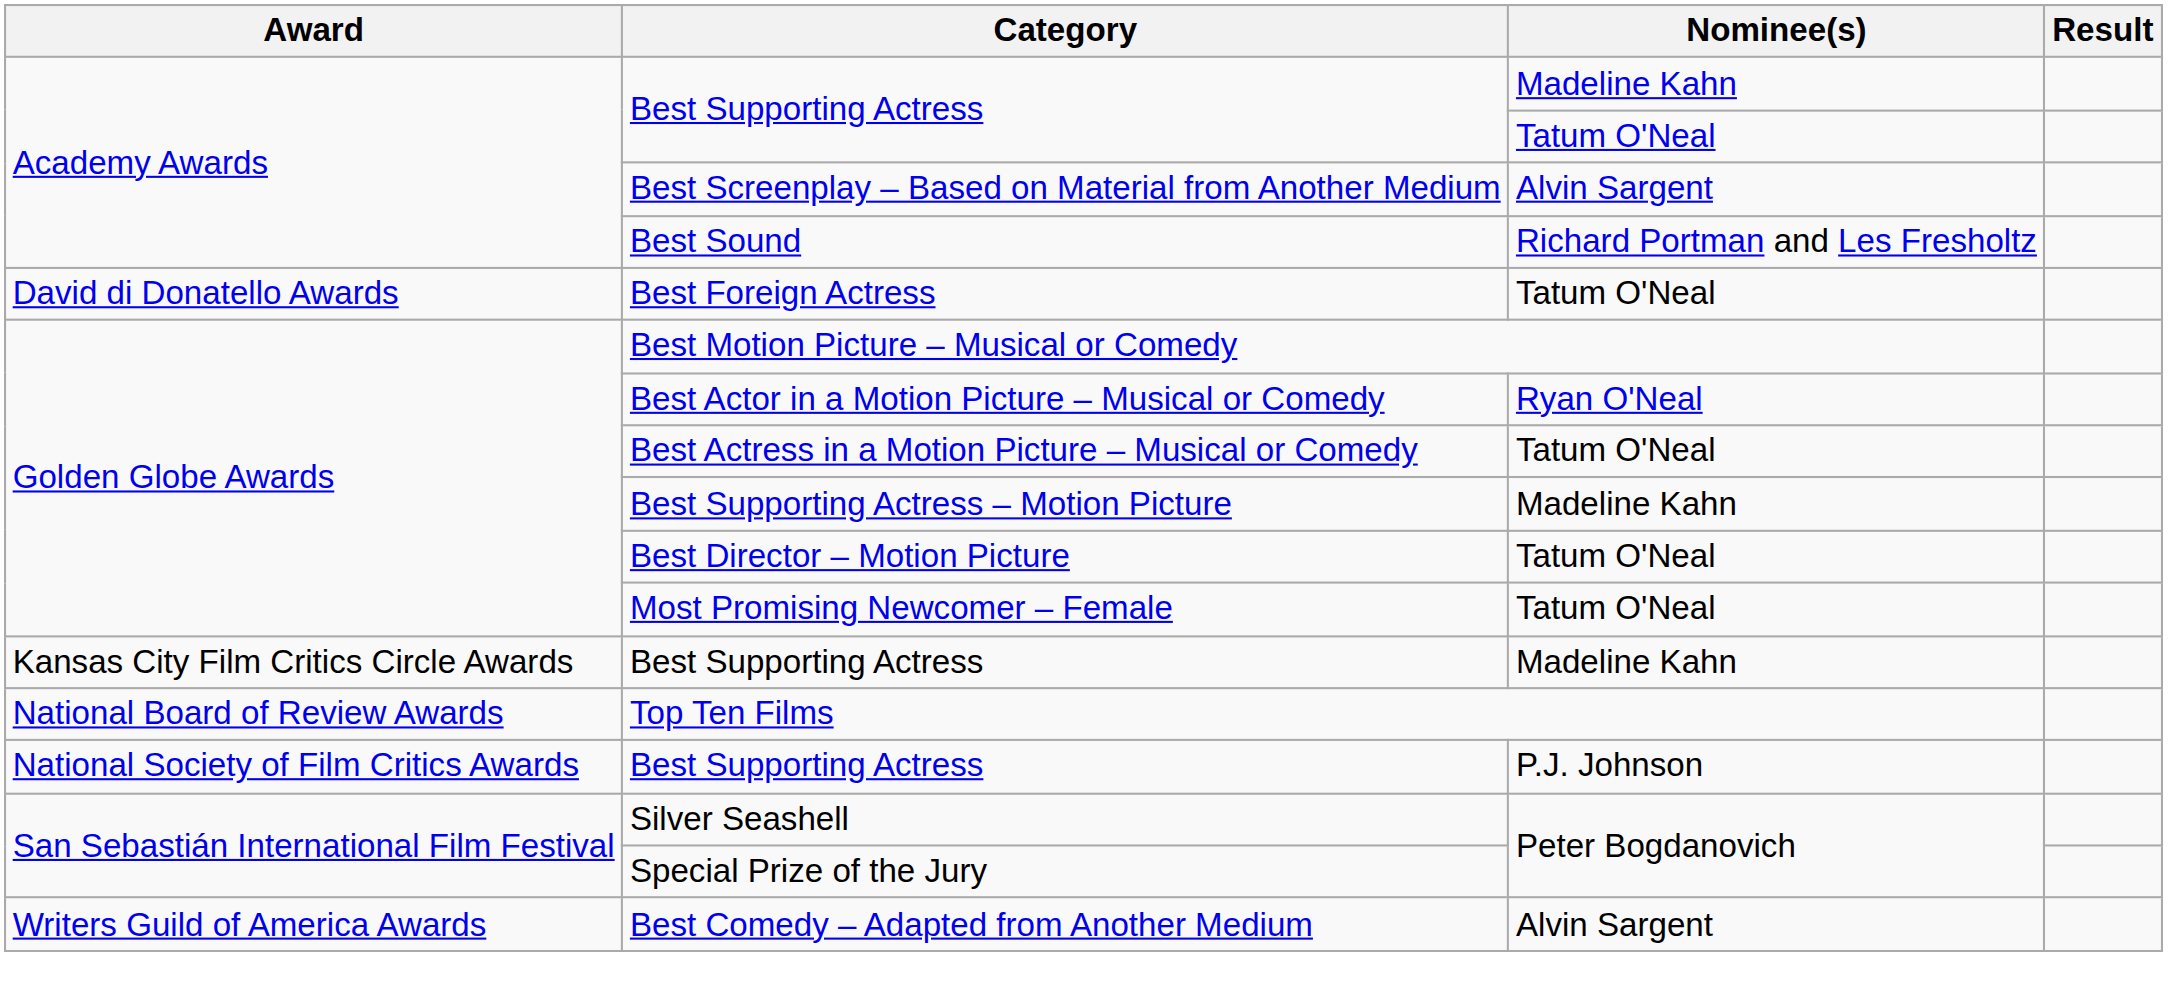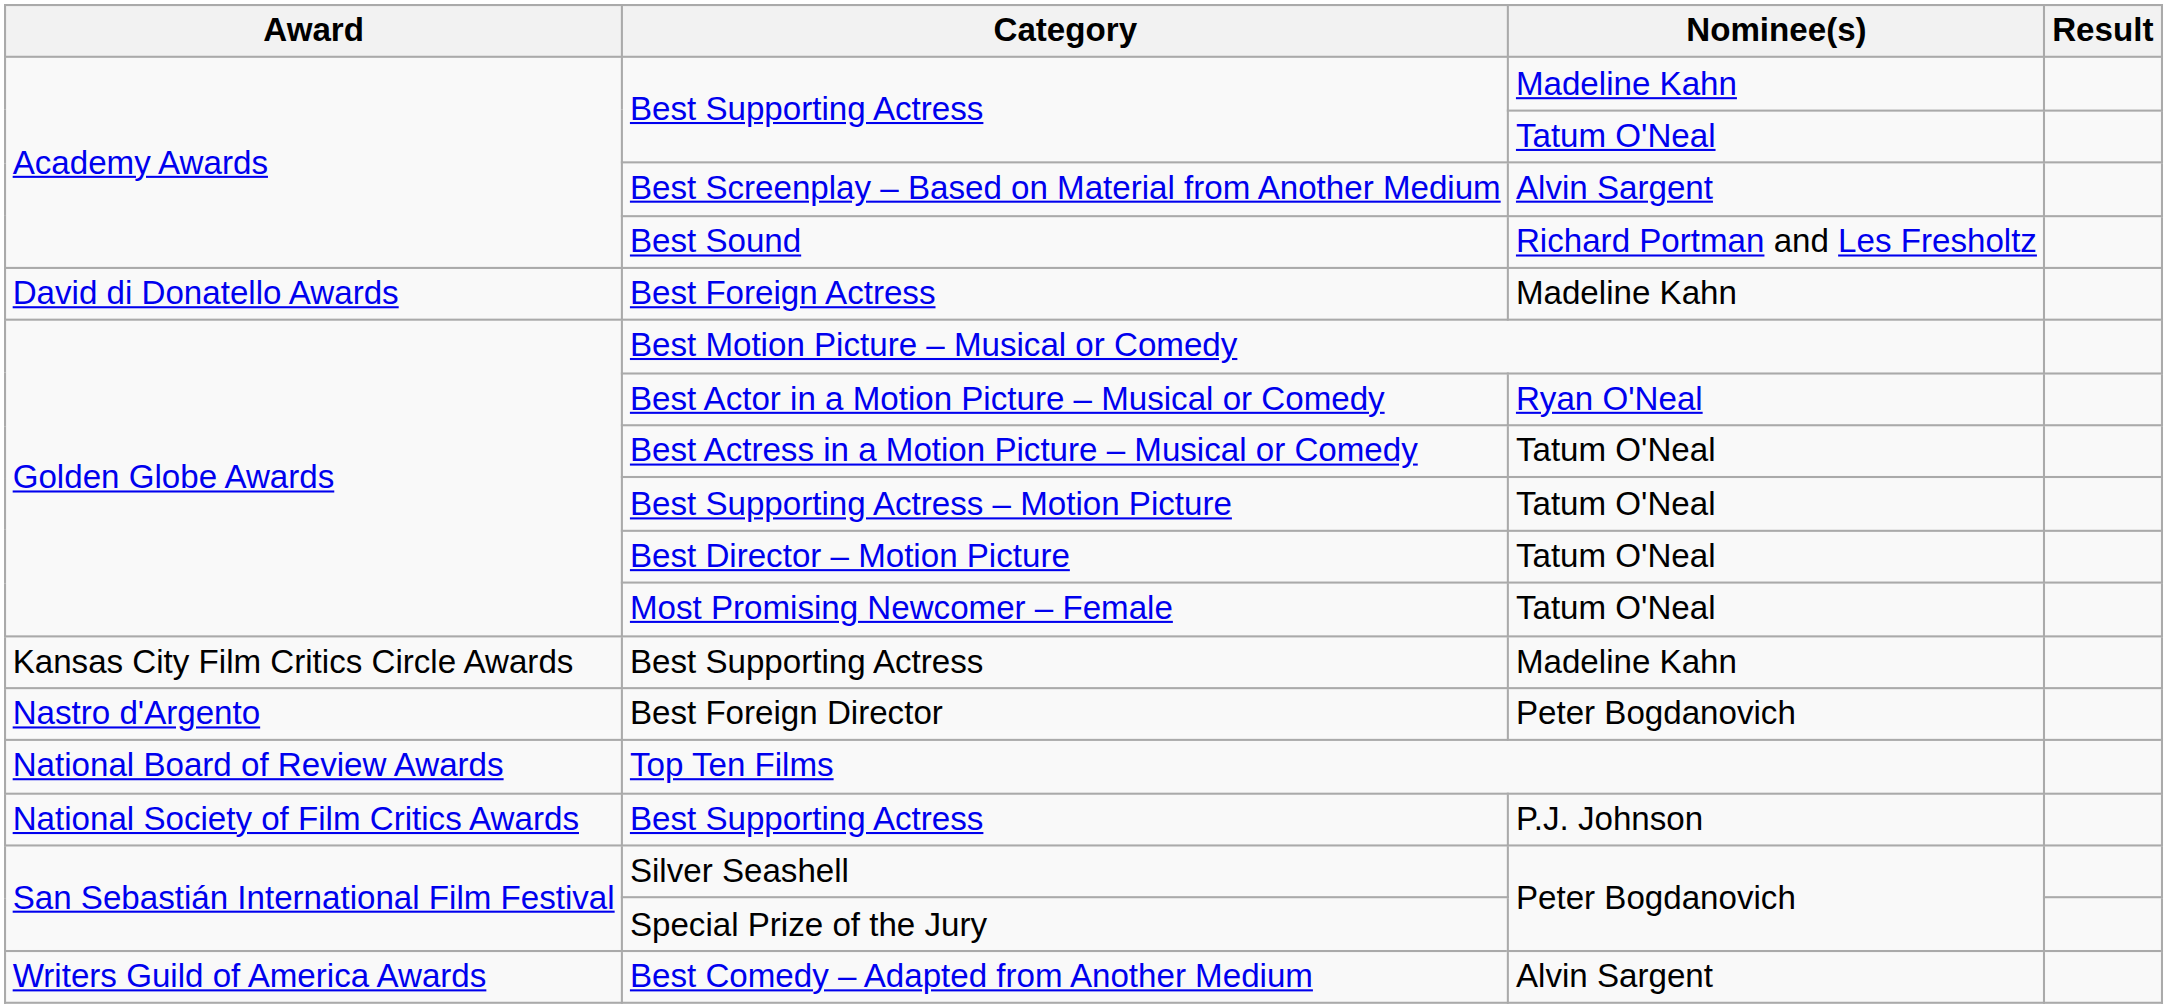(1616, 293) Tatum O'Neal -> (1626, 293) Madeline Kahn
(1626, 503) Madeline Kahn -> (1616, 503) Tatum O'Neal
+ row: (136, 713)
